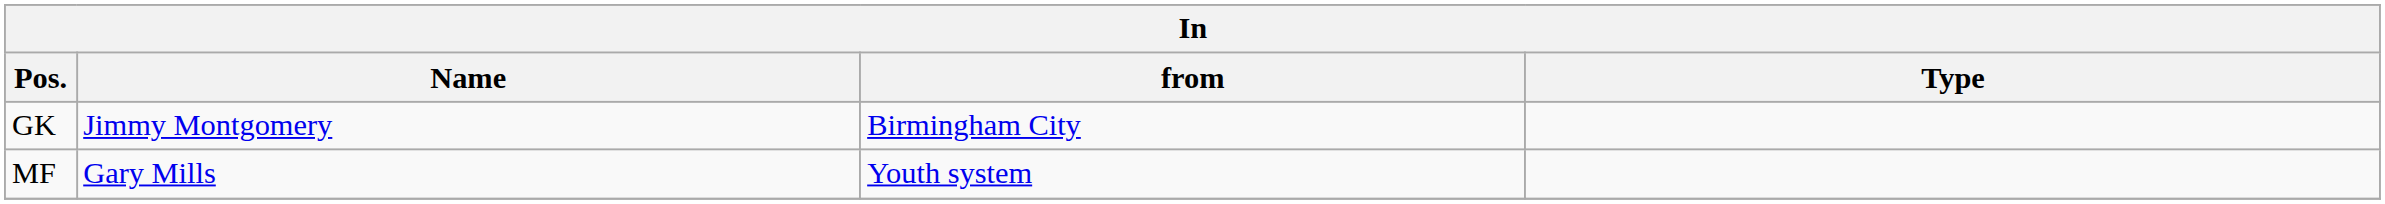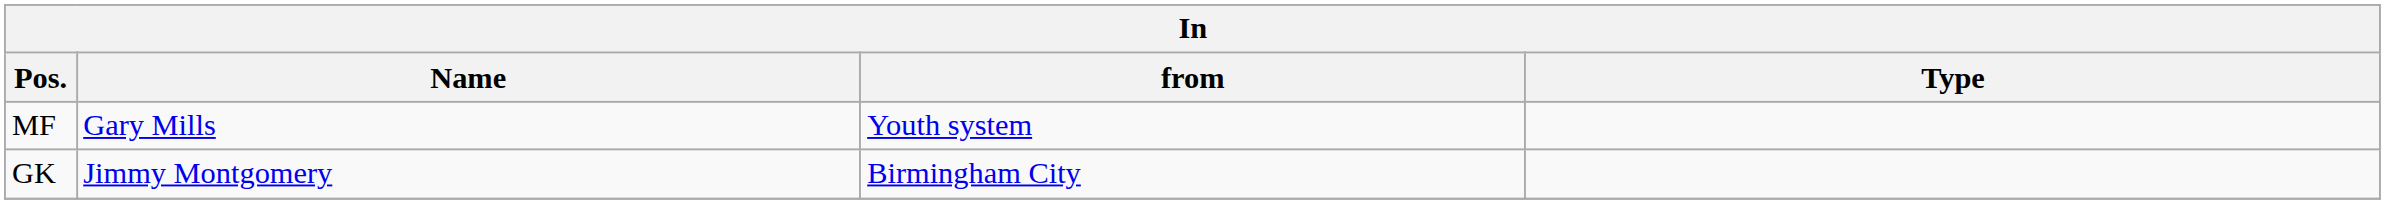rows swapped: (34, 125) <-> (34, 173)
